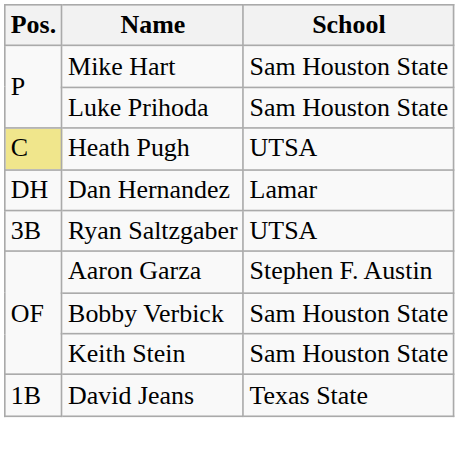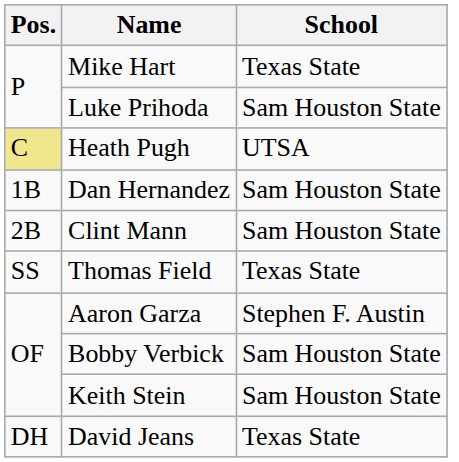(349, 66) Sam Houston State -> (301, 66) Texas State
(30, 189) DH -> (26, 189) 1B
(283, 189) Lamar -> (341, 189) Sam Houston State
+ row: (127, 230)
- row: (153, 230)
+ row: (140, 271)
(26, 395) 1B -> (30, 436) DH
